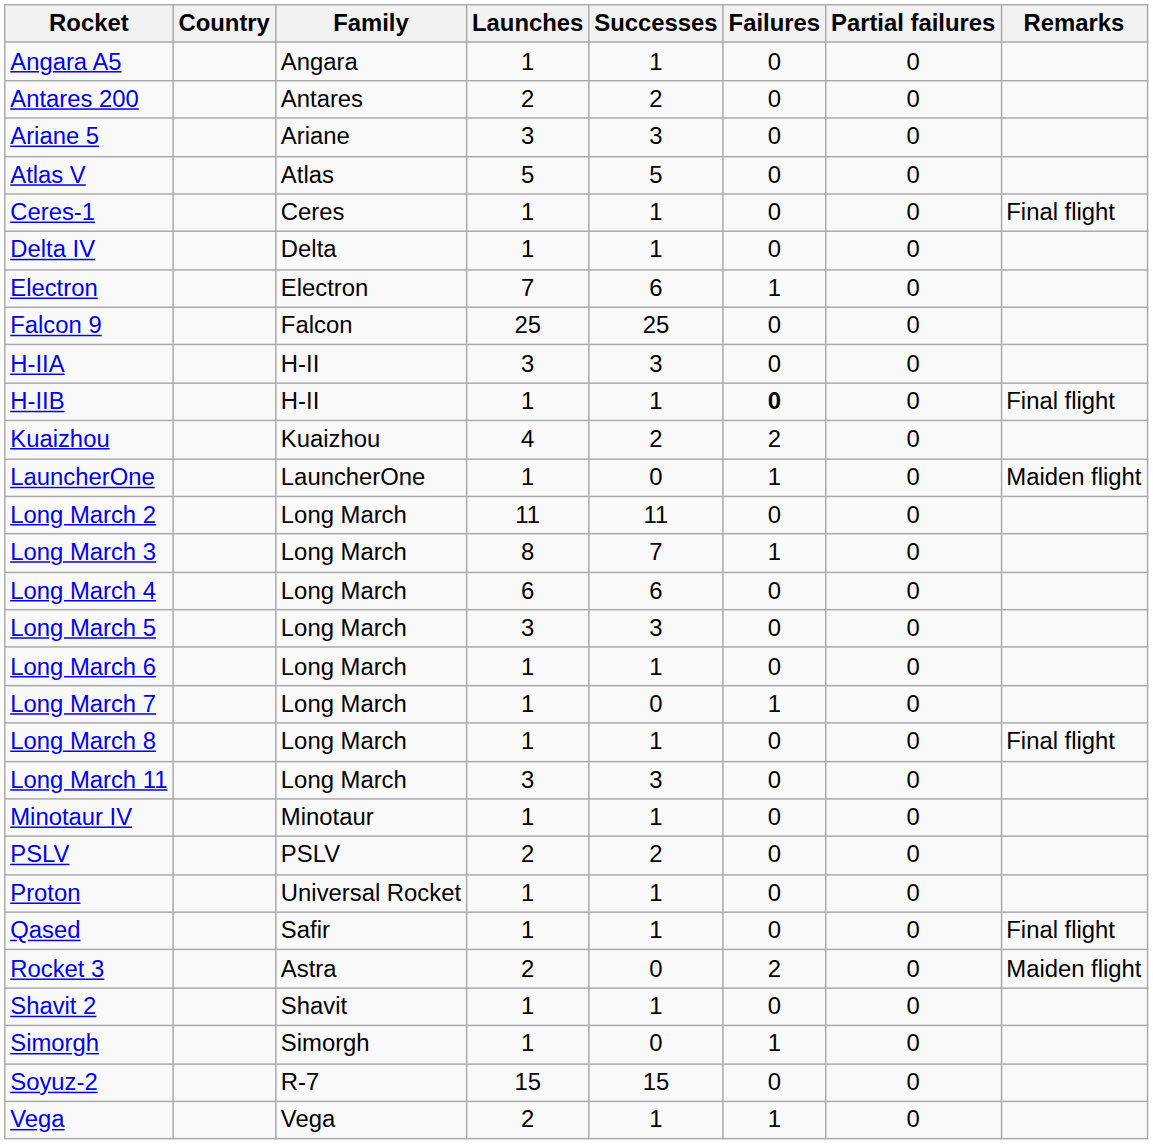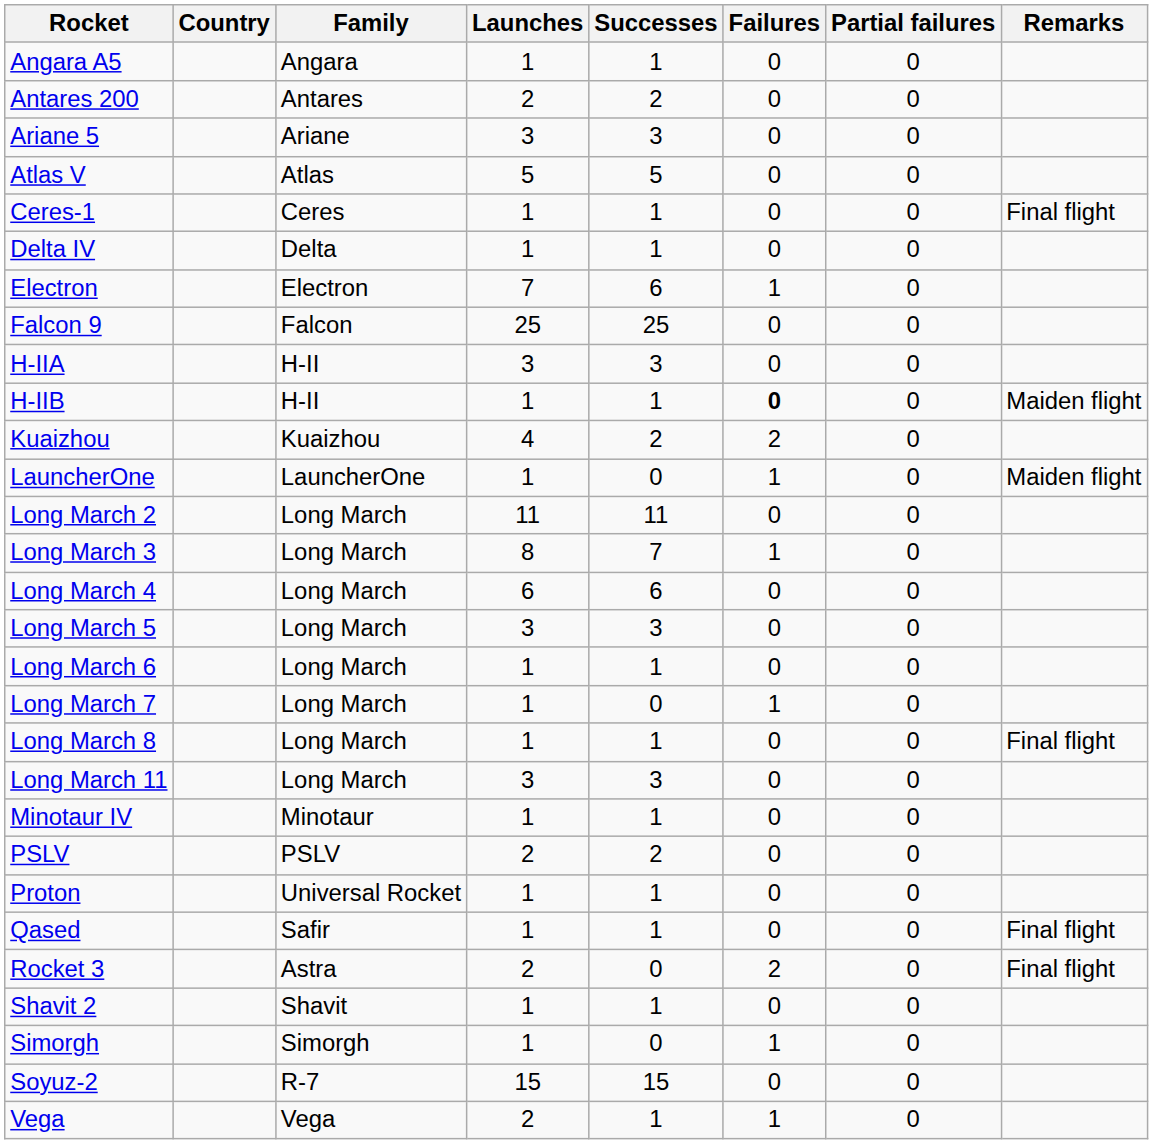(1061, 401) Final flight -> (1074, 401) Maiden flight
(1074, 968) Maiden flight -> (1061, 968) Final flight
